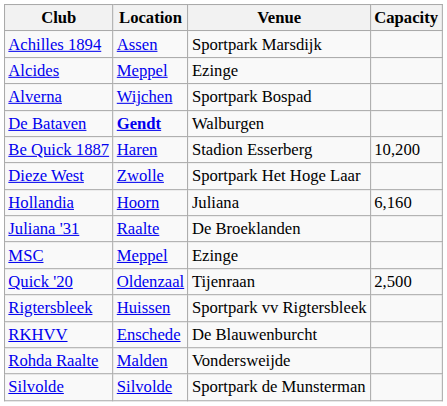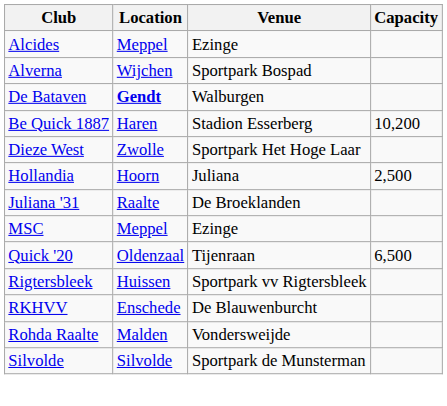- row: (55, 44)
(393, 202) 6,160 -> (393, 176) 2,500
(393, 281) 2,500 -> (393, 255) 6,500
